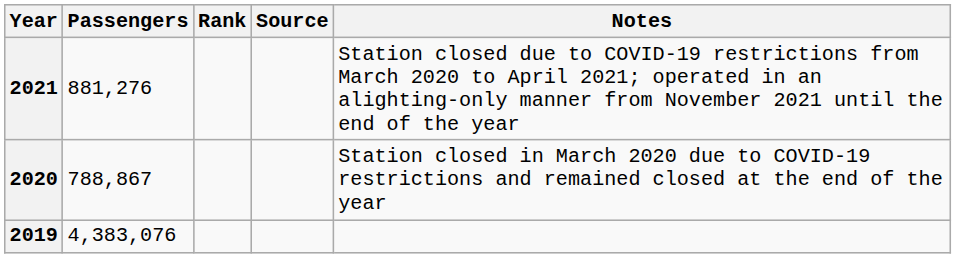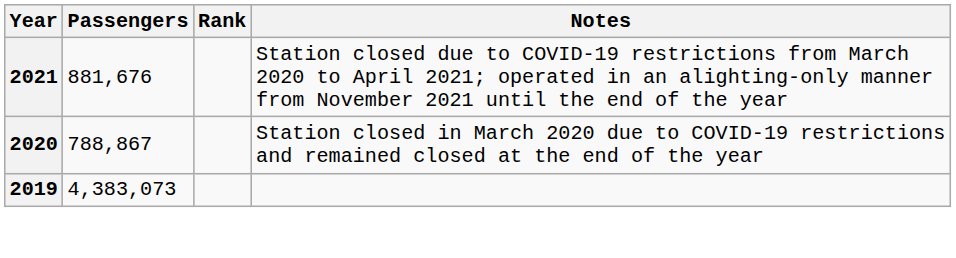- column: (292, 21)
(110, 89) 881,276 -> (110, 77) 881,676
(122, 236) 4,383,076 -> (122, 189) 4,383,073
